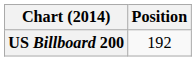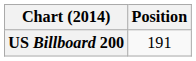(159, 42) 192 -> (159, 42) 191
